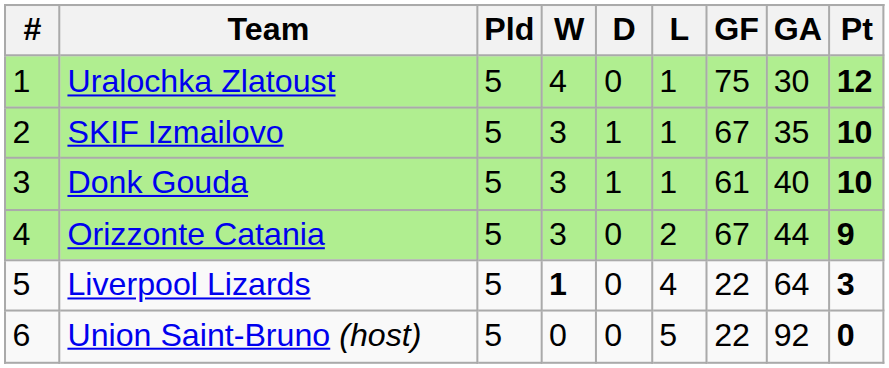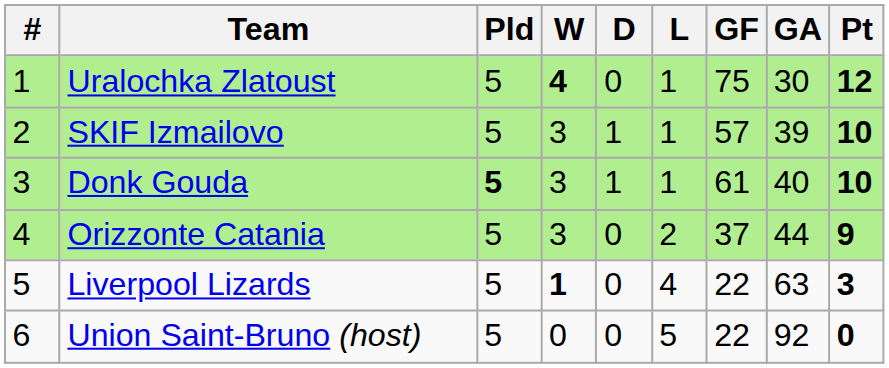(558, 81) normal -> (558, 81) bold
(732, 132) 67 -> (732, 132) 57
(792, 132) 35 -> (792, 132) 39
(493, 183) normal -> (493, 183) bold
(732, 234) 67 -> (732, 234) 37
(792, 285) 64 -> (792, 285) 63
